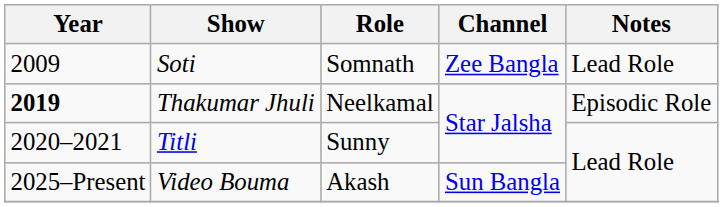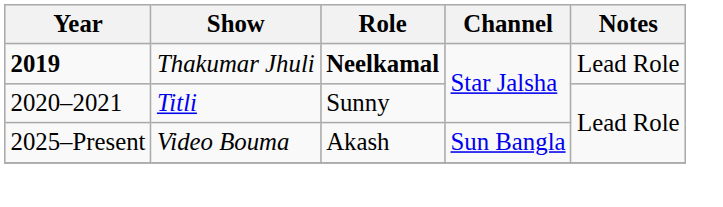- row: (176, 63)
(380, 102) normal -> (383, 63) bold
(641, 102) Episodic Role -> (628, 63) Lead Role
